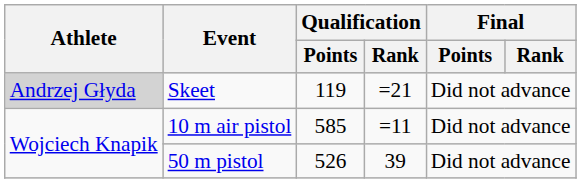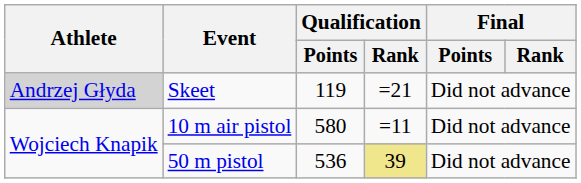(330, 126) 585 -> (330, 126) 580
(330, 161) 526 -> (330, 161) 536
(395, 161) no background -> (395, 161) khaki background
